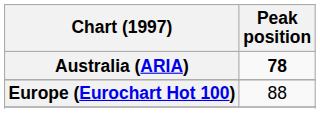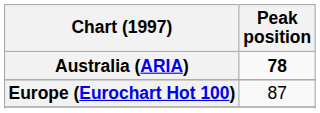(277, 93) 88 -> (277, 93) 87
